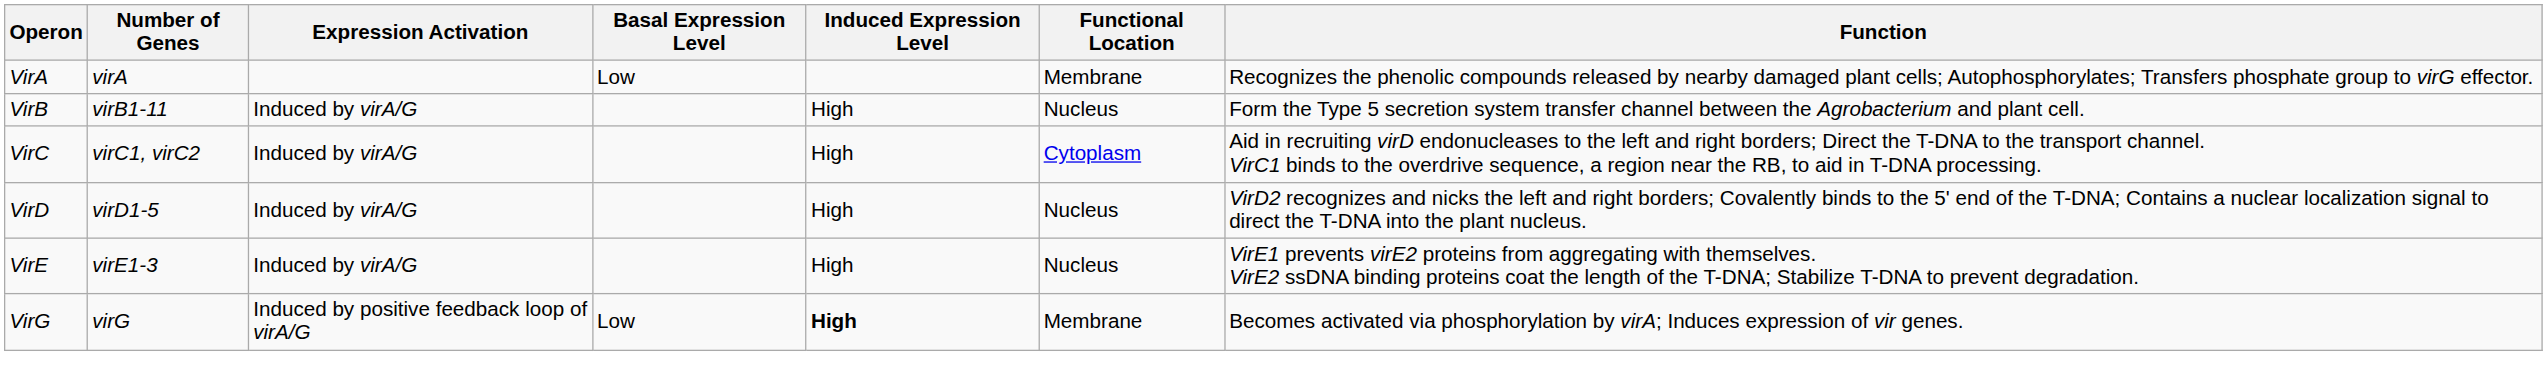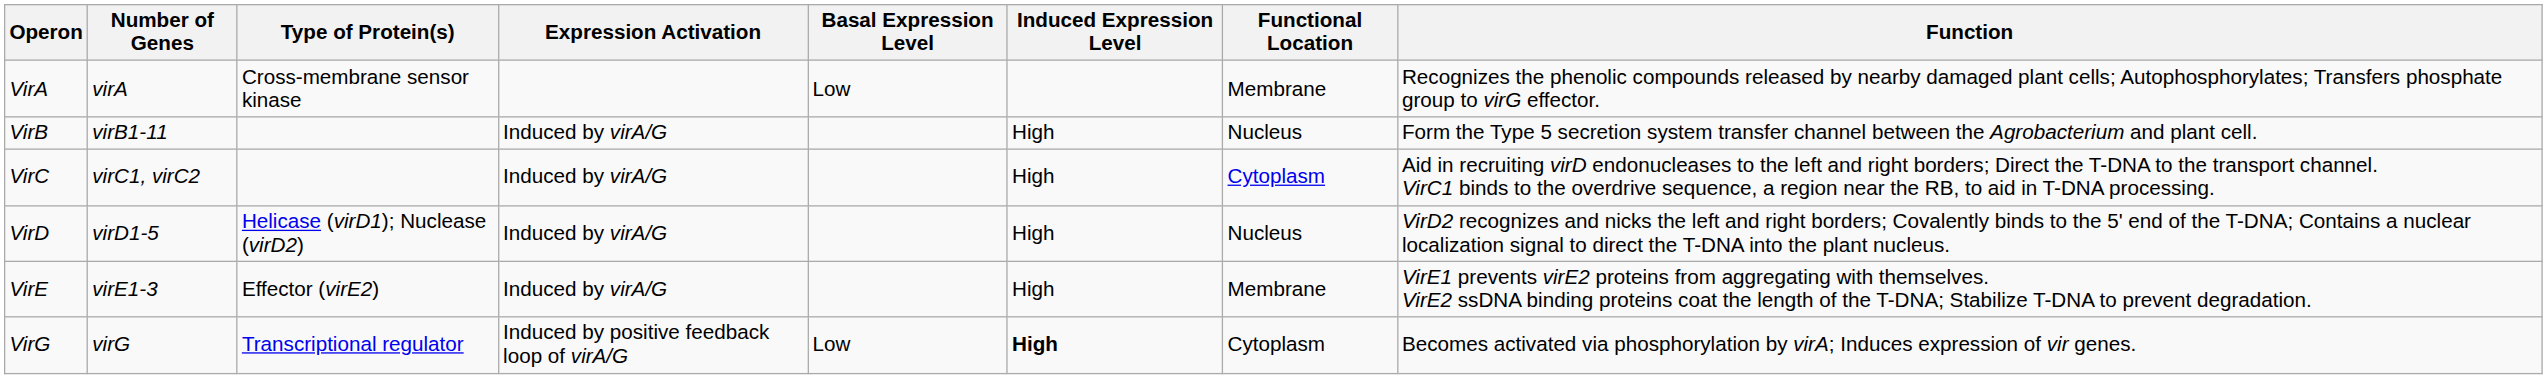+ column: (368, 32)
(1081, 265) Nucleus -> (1277, 289) Membrane
(1093, 321) Membrane -> (1276, 344) Cytoplasm
